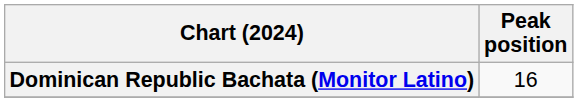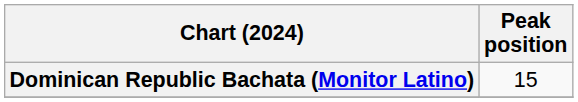(526, 79) 16 -> (526, 79) 15
